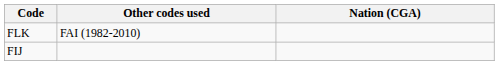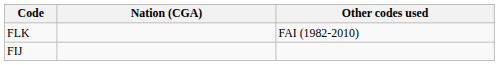columns swapped: (385, 13) <-> (166, 13)
